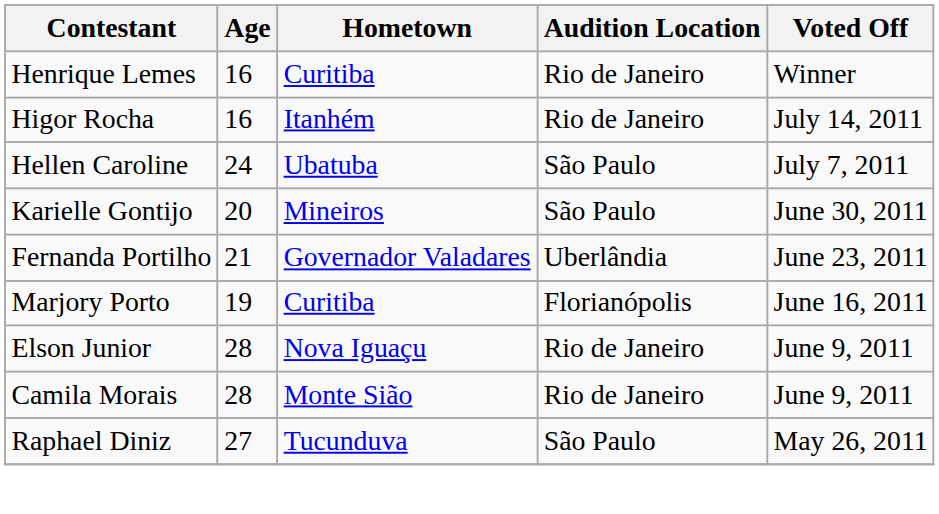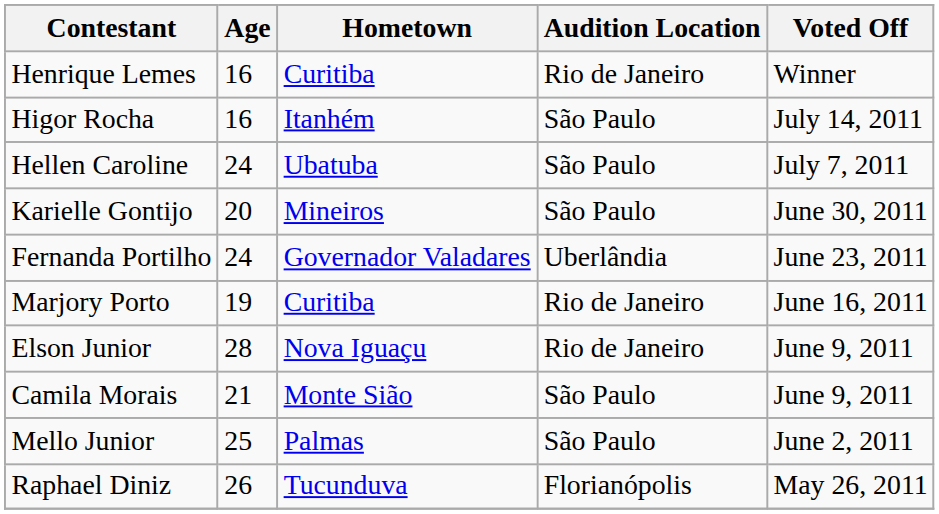(624, 119) Rio de Janeiro -> (600, 119) São Paulo
(238, 256) 21 -> (238, 256) 24
(618, 302) Florianópolis -> (624, 302) Rio de Janeiro
(238, 394) 28 -> (238, 394) 21
(624, 394) Rio de Janeiro -> (600, 394) São Paulo
+ row: (83, 440)
(238, 440) 27 -> (238, 486) 26
(600, 440) São Paulo -> (618, 486) Florianópolis
